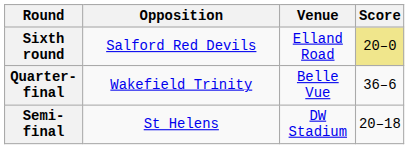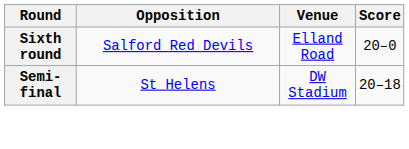(380, 47) khaki background -> (380, 47) no background
- row: (44, 85)
